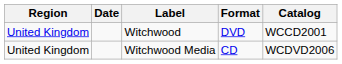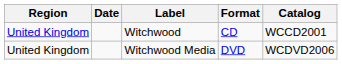(233, 31) DVD -> (229, 31) CD
(229, 50) CD -> (233, 50) DVD
